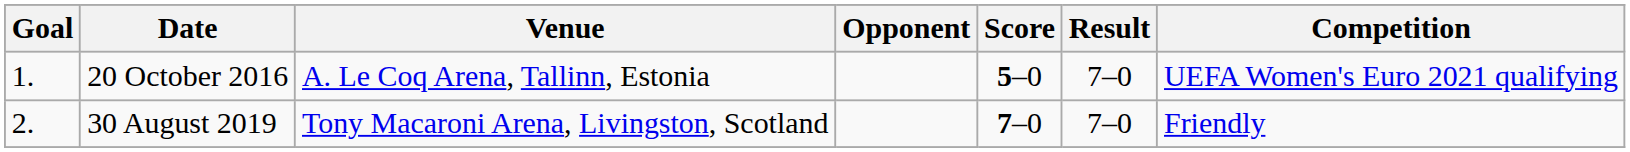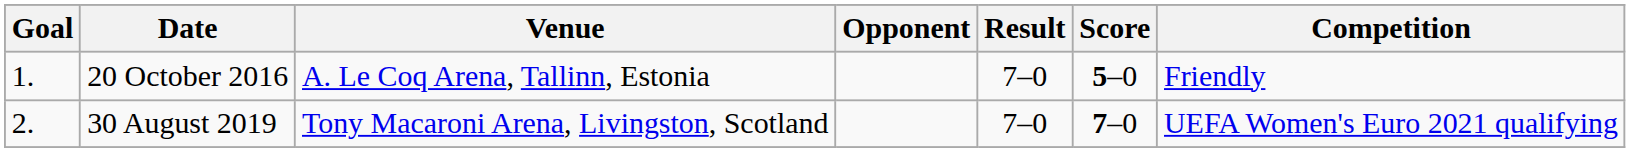columns swapped: (1020, 28) <-> (1109, 28)
(1391, 75) UEFA Women's Euro 2021 qualifying -> (1215, 75) Friendly
(1215, 123) Friendly -> (1391, 123) UEFA Women's Euro 2021 qualifying
